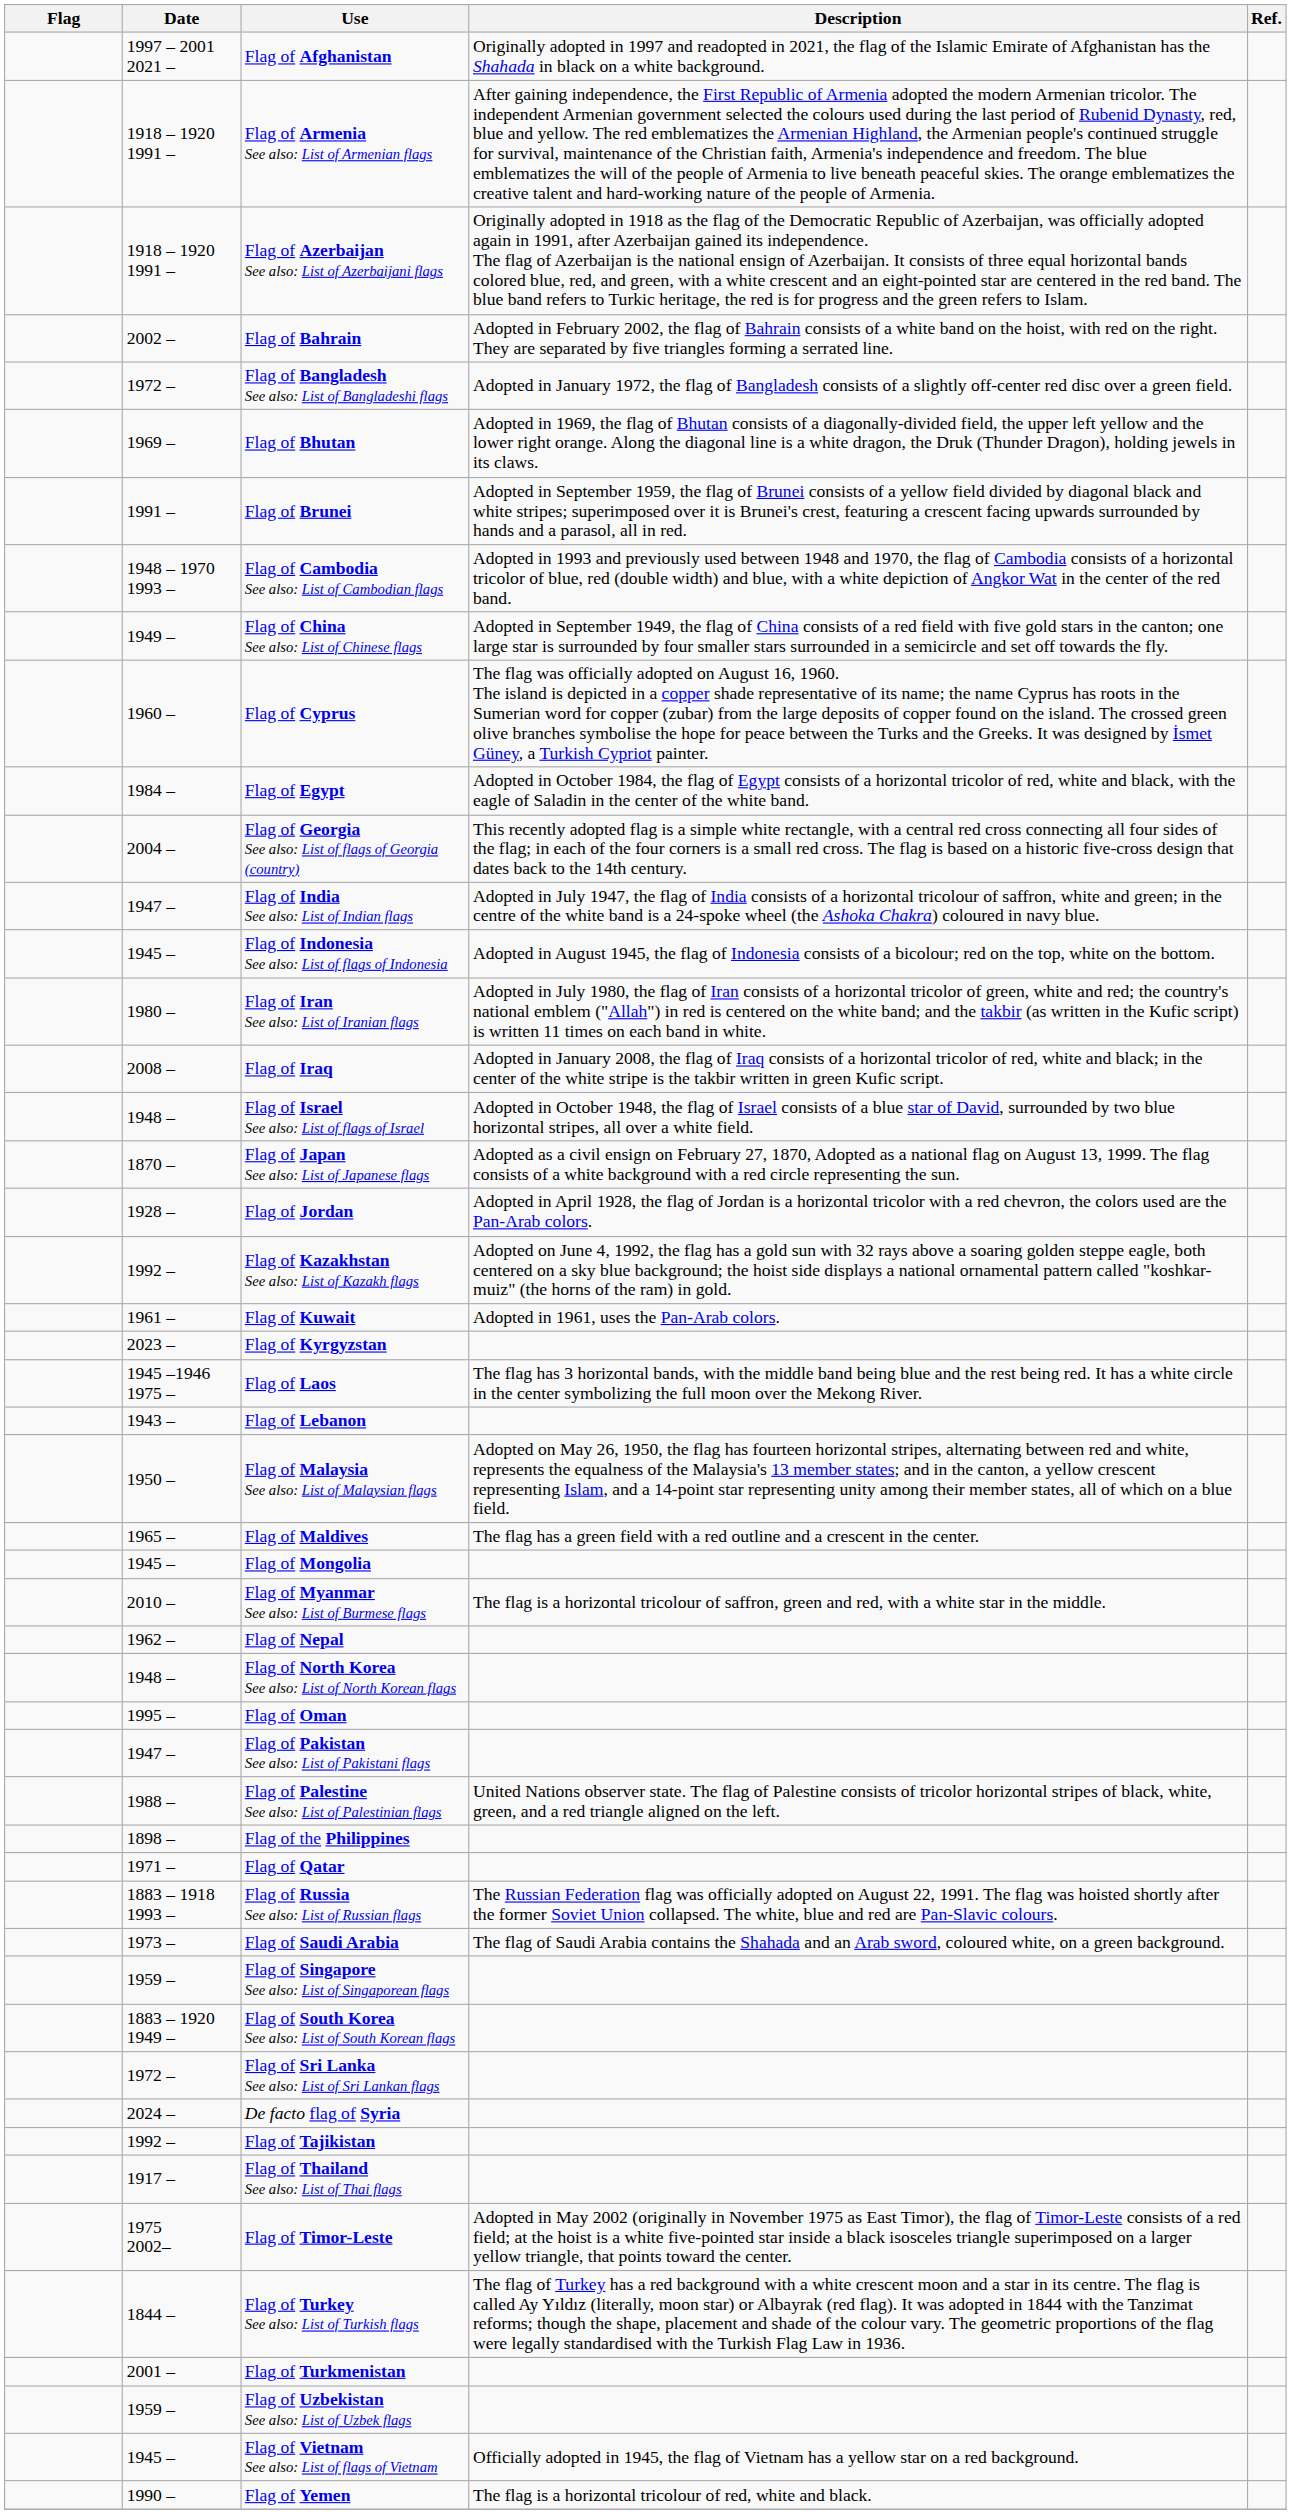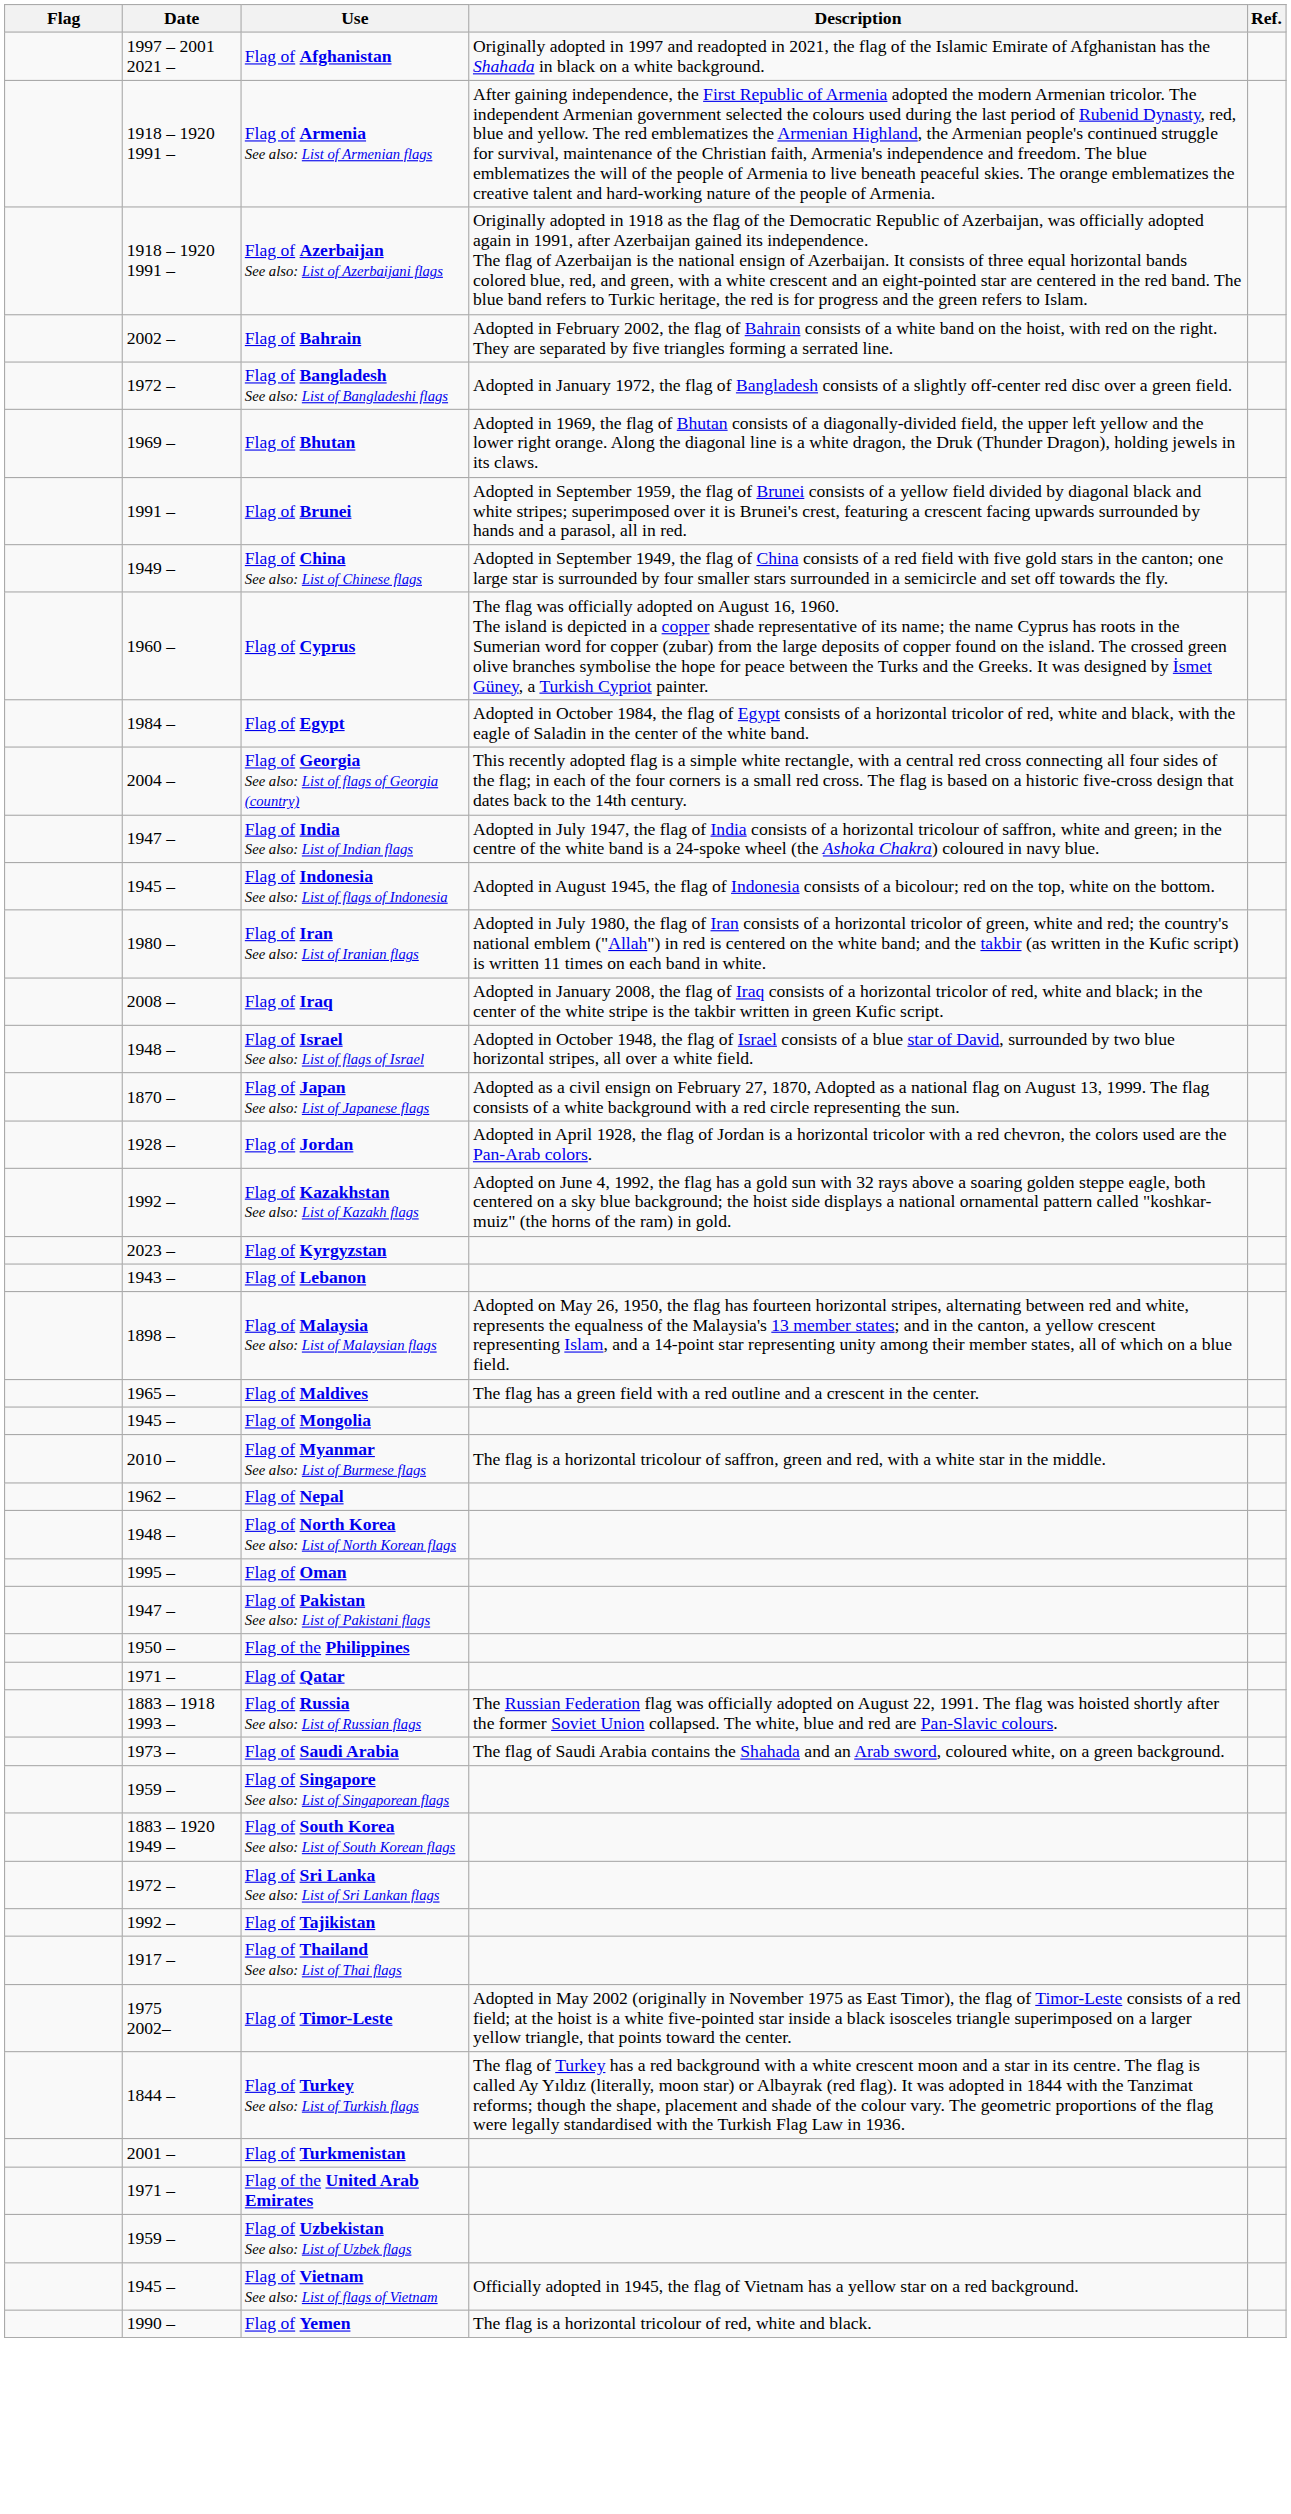- row: (344, 578)
- row: (300, 1317)
- row: (290, 1383)
(151, 1478) 1950 – -> (151, 1335) 1898 –
- row: (343, 1800)
(151, 1838) 1898 – -> (151, 1647) 1950 –
- row: (323, 2113)
+ row: (332, 2190)
